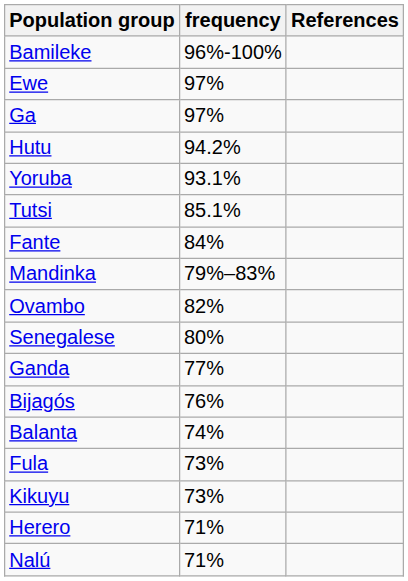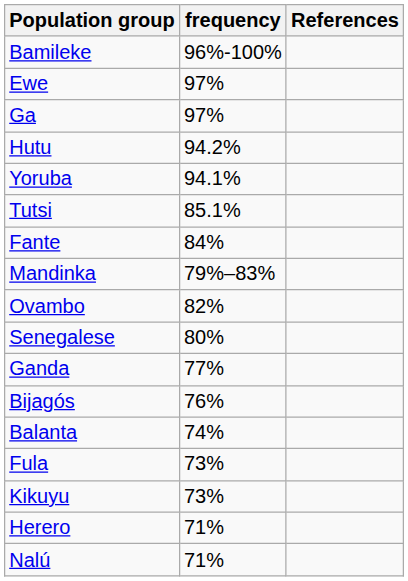(212, 178) 93.1% -> (212, 178) 94.1%
